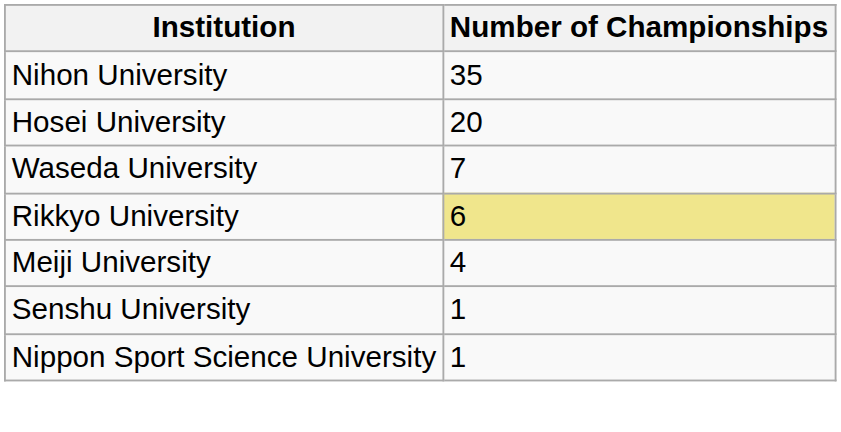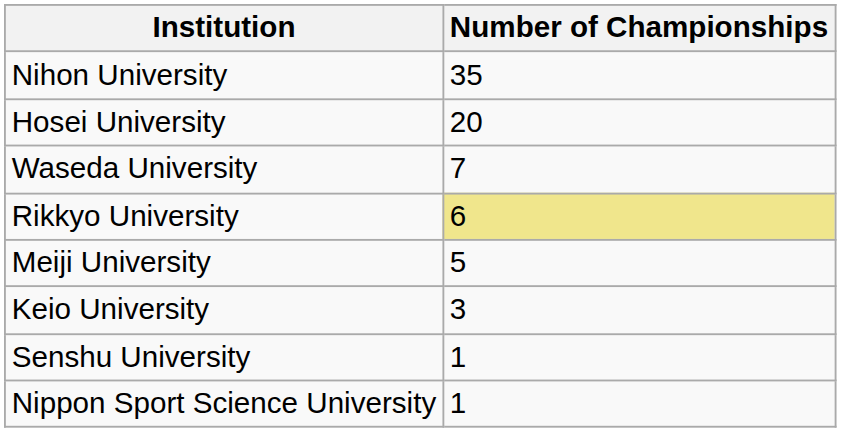(458, 262) 4 -> (458, 262) 5
+ row: (110, 309)
